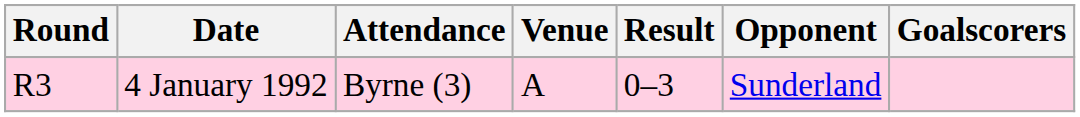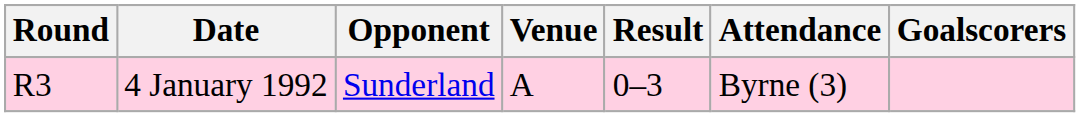columns swapped: (806, 30) <-> (424, 30)
